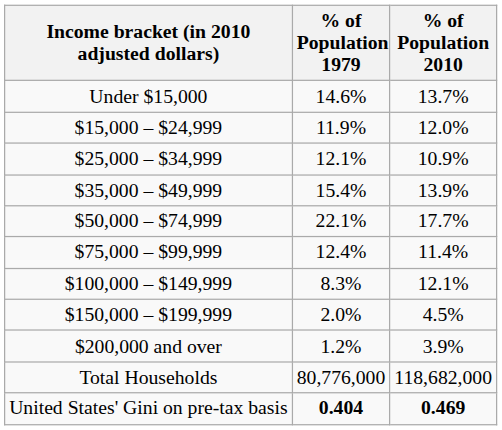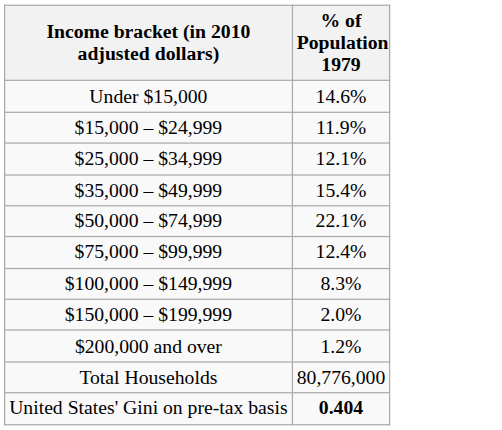- column: (443, 42)
